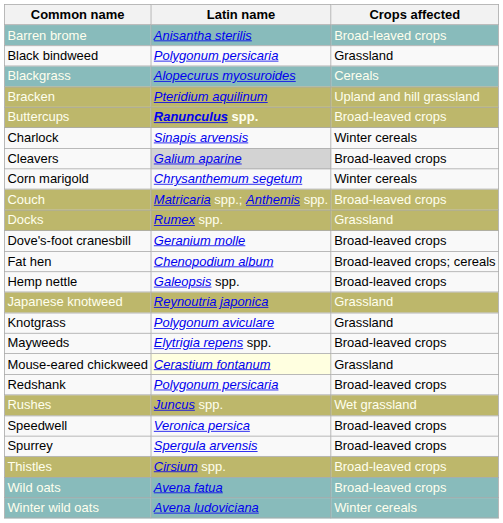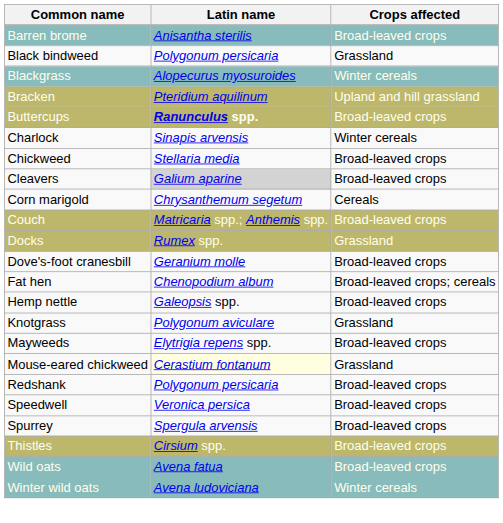(356, 76) Cereals -> (376, 76) Winter cereals
+ row: (39, 158)
(376, 179) Winter cereals -> (356, 199) Cereals
- row: (65, 302)
- row: (29, 405)
